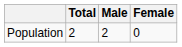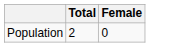- column: (115, 13)
